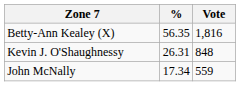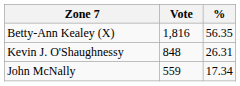columns swapped: (214, 14) <-> (176, 14)
